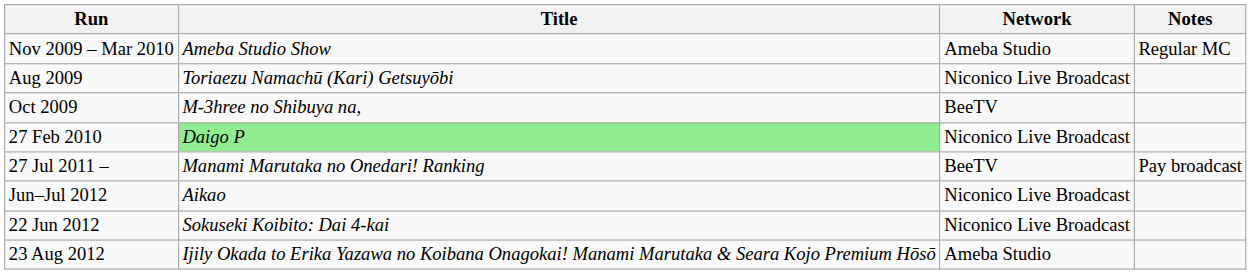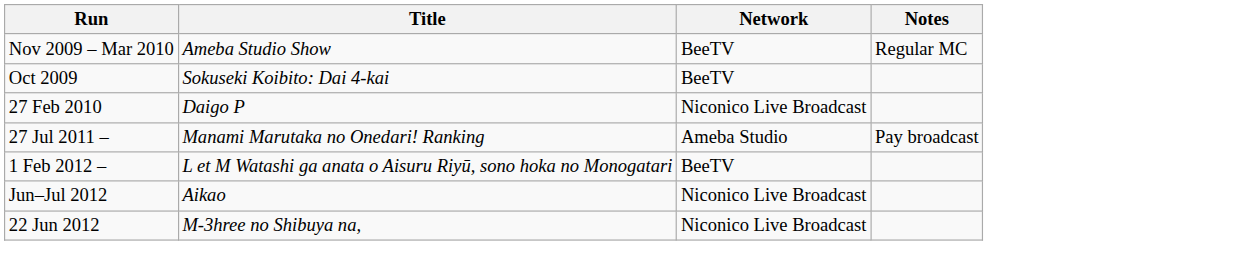(998, 48) Ameba Studio -> (708, 48) BeeTV
- row: (46, 78)
(272, 107) M-3hree no Shibuya na, -> (286, 78) Sokuseki Koibito: Dai 4-kai
(214, 136) lightgreen background -> (214, 107) no background
(971, 166) BeeTV -> (734, 136) Ameba Studio
+ row: (58, 166)
(286, 225) Sokuseki Koibito: Dai 4-kai -> (272, 225) M-3hree no Shibuya na,
- row: (57, 254)
